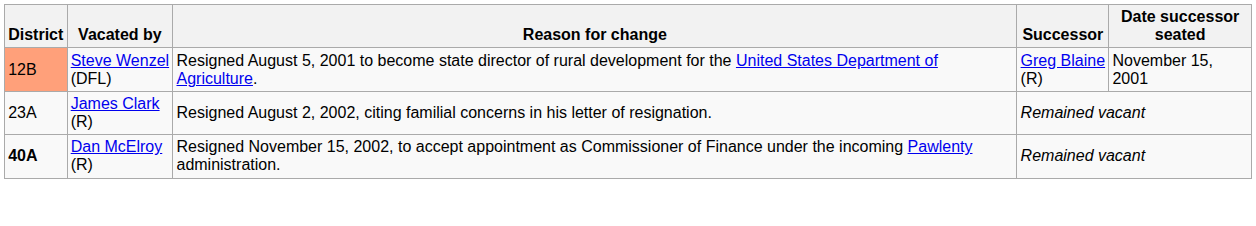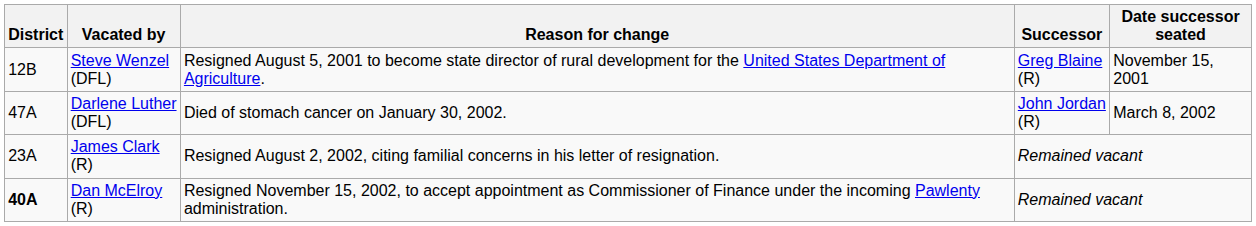(22, 69) lightsalmon background -> (22, 69) no background
+ row: (124, 112)
